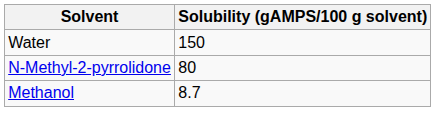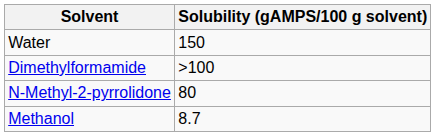+ row: (77, 67)
